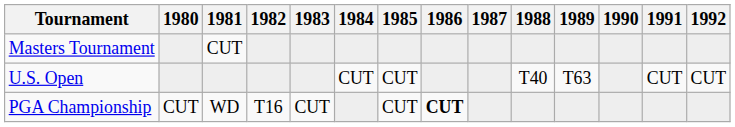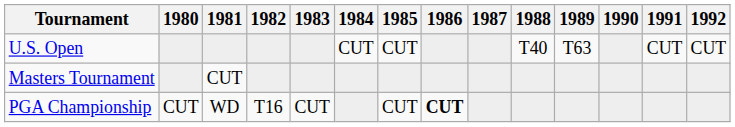rows swapped: (82, 48) <-> (46, 77)
